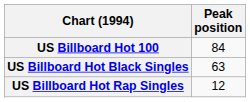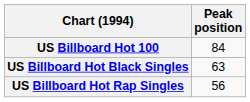(218, 86) 12 -> (218, 86) 56
